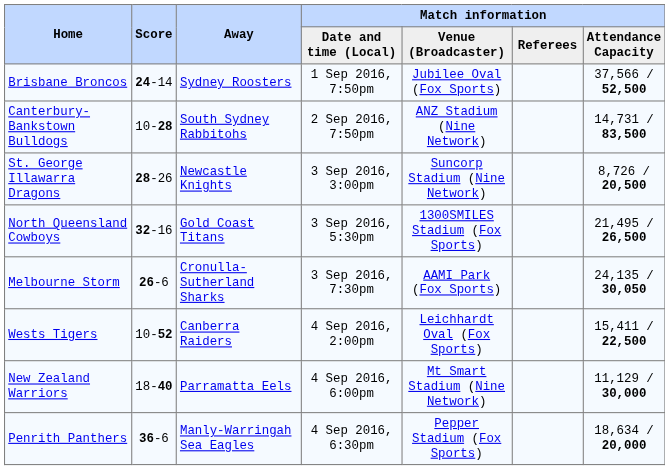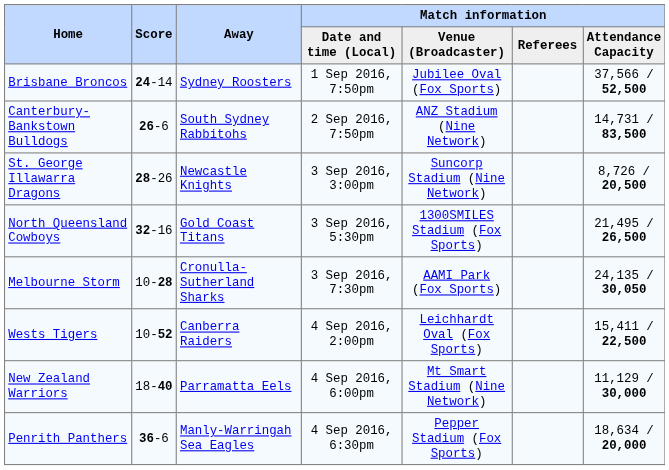(154, 127) 10-28 -> (154, 127) 26-6
(154, 283) 26-6 -> (154, 283) 10-28
